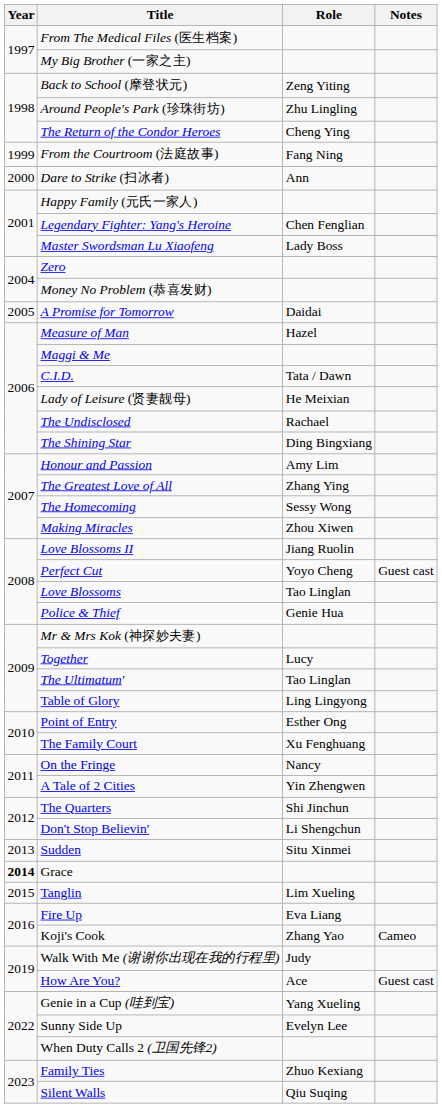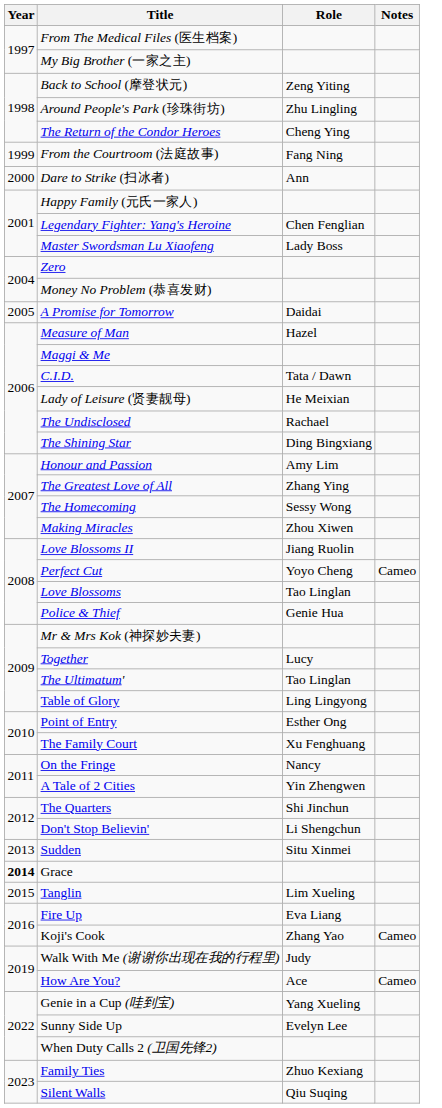(406, 570) Guest cast -> (397, 570) Cameo
(406, 980) Guest cast -> (397, 980) Cameo
